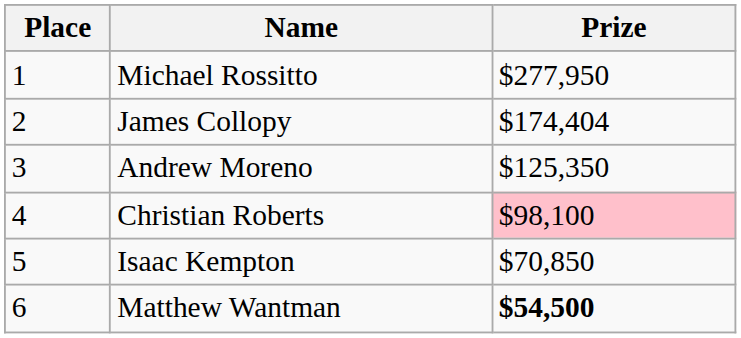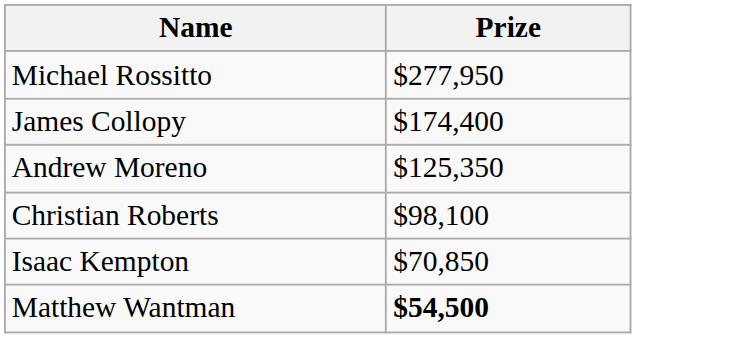- column: (58, 27)
(554, 121) $174,404 -> (448, 121) $174,400
(547, 214) pink background -> (441, 214) no background
